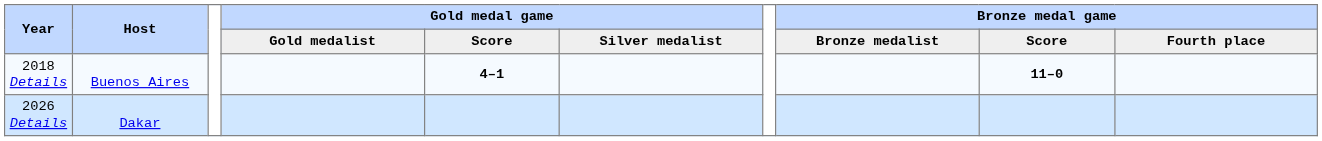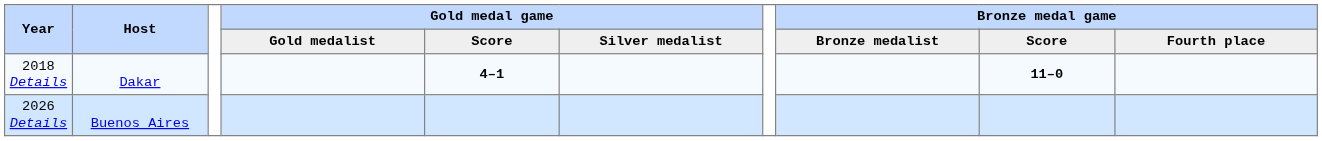(140, 82) Buenos Aires -> (140, 82) Dakar
(140, 123) Dakar -> (140, 123) Buenos Aires
